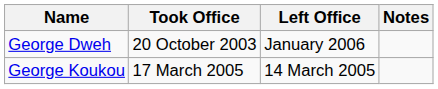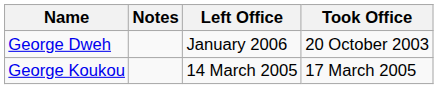columns swapped: (195, 17) <-> (406, 17)
